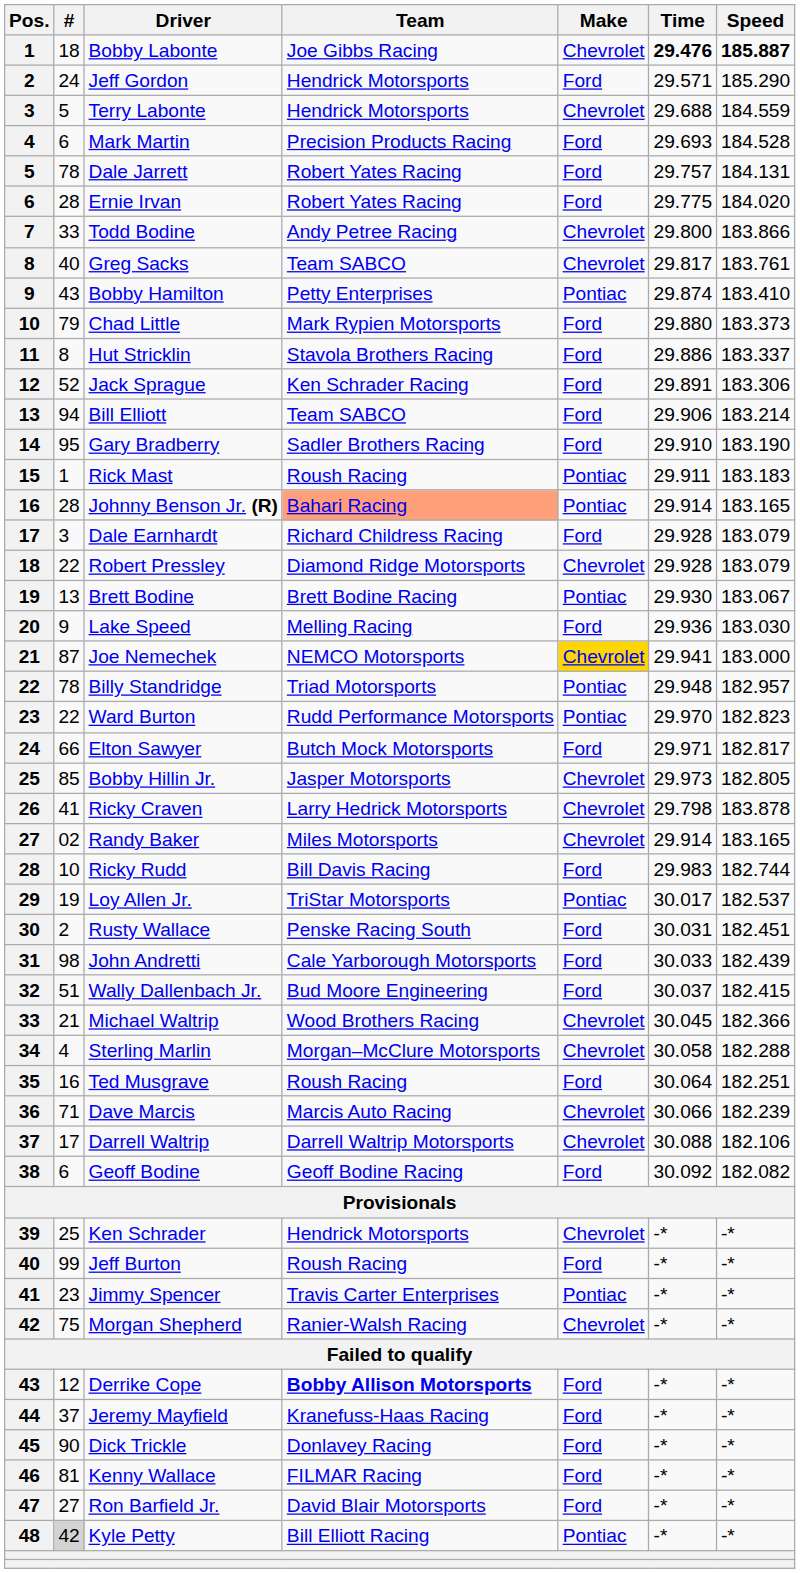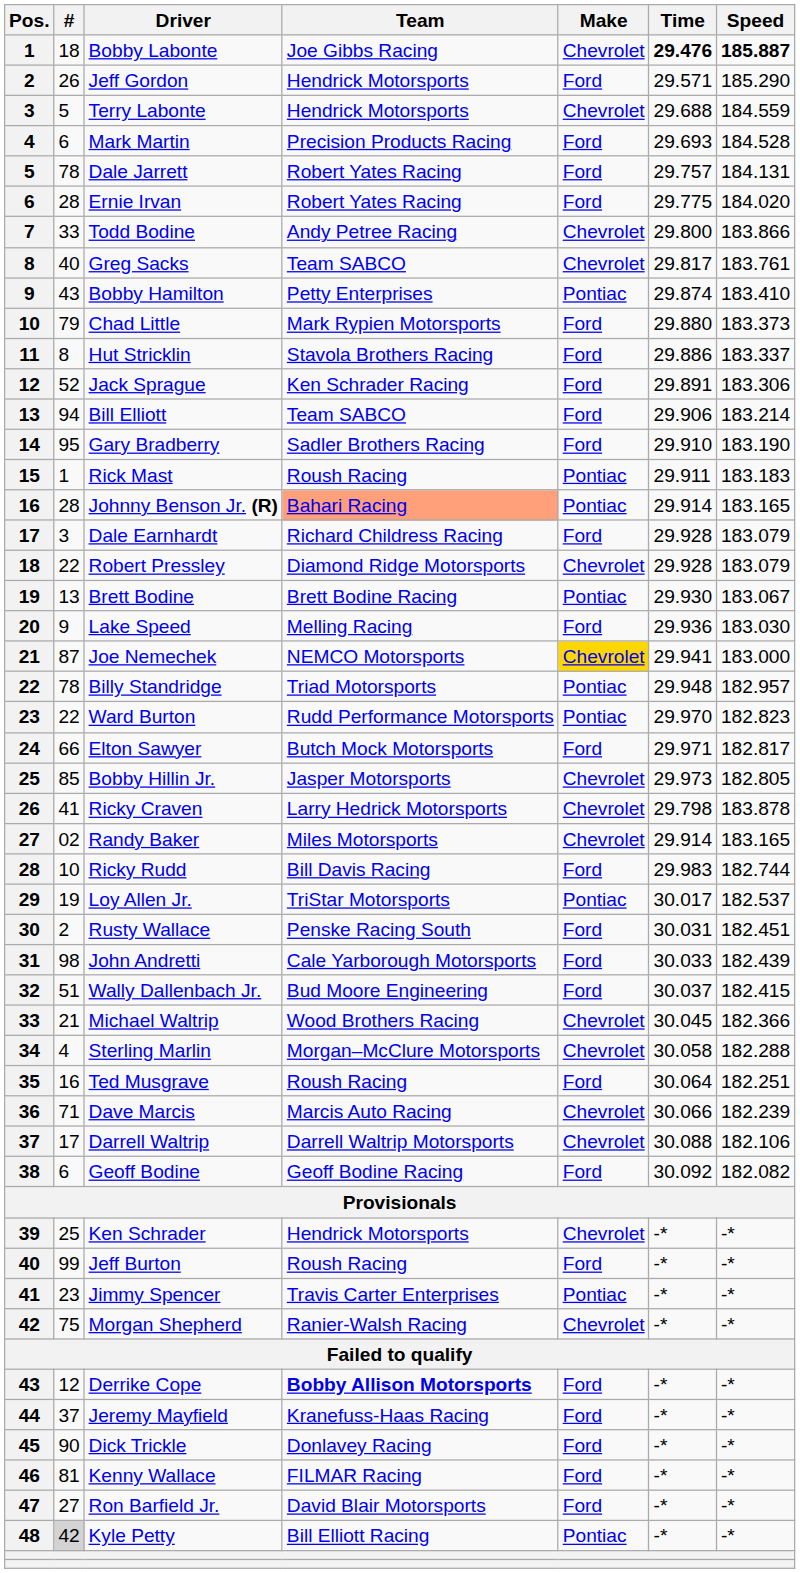(69, 81) 24 -> (69, 81) 26
